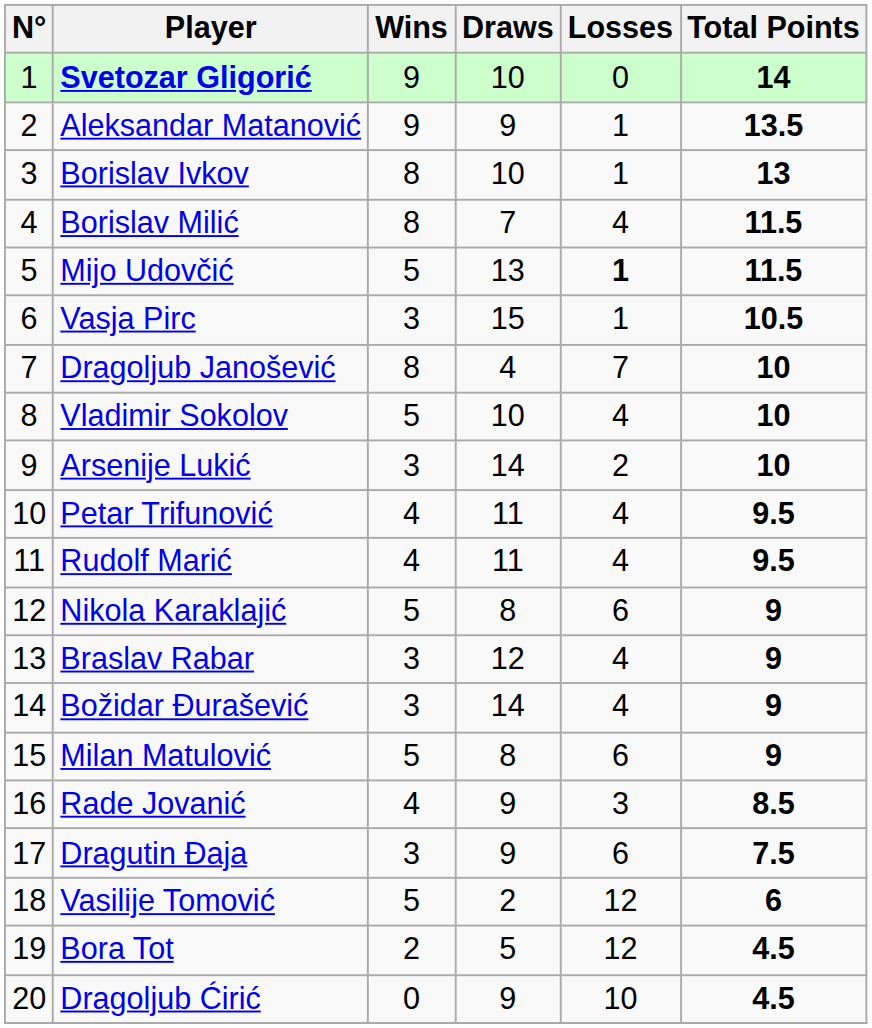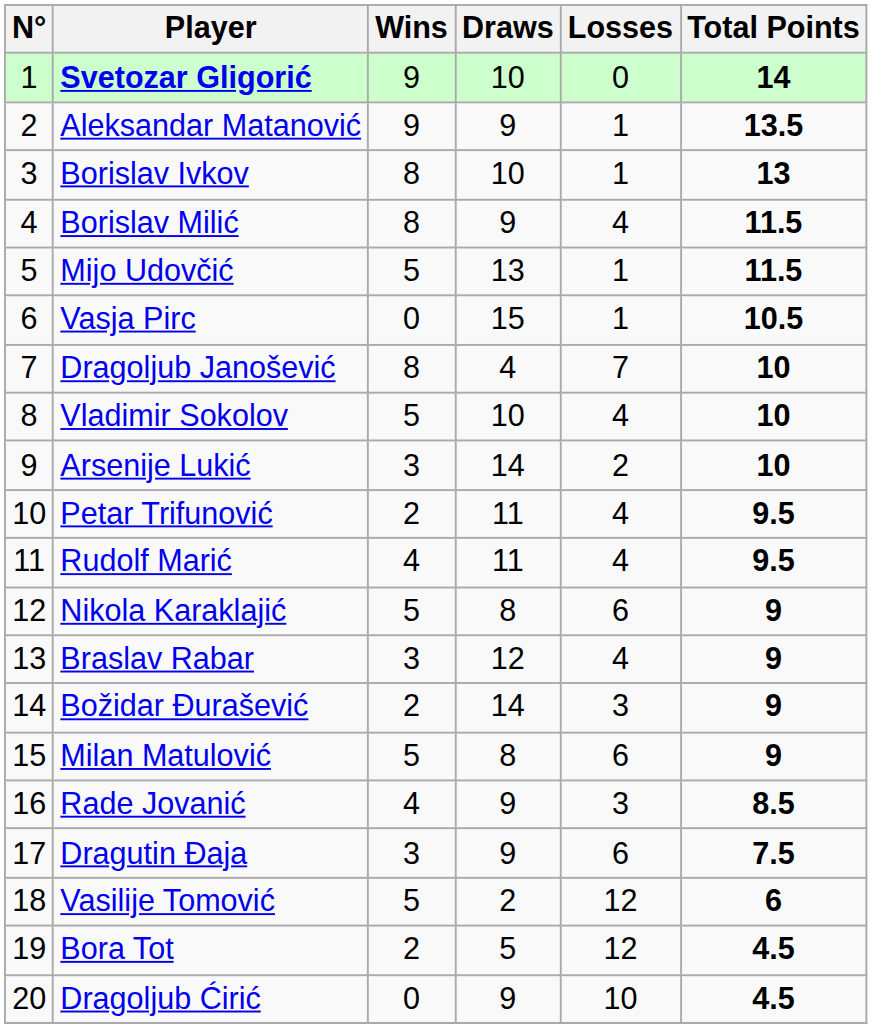(508, 222) 7 -> (508, 222) 9
(620, 271) bold -> (620, 271) normal
(411, 319) 3 -> (411, 319) 0
(411, 513) 4 -> (411, 513) 2
(411, 707) 3 -> (411, 707) 2
(620, 707) 4 -> (620, 707) 3
